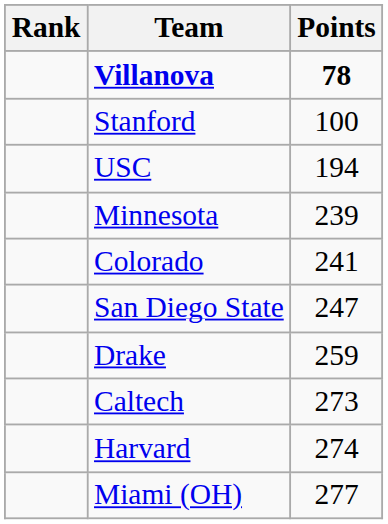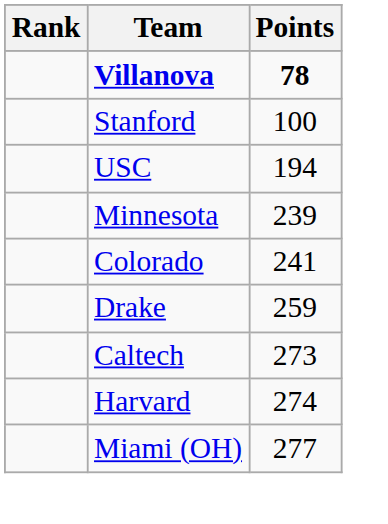- row: (189, 307)
